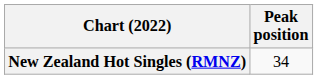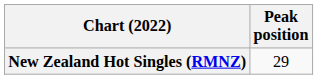(281, 61) 34 -> (281, 61) 29
